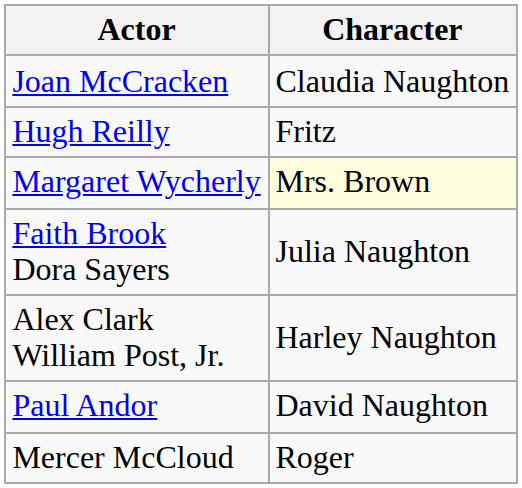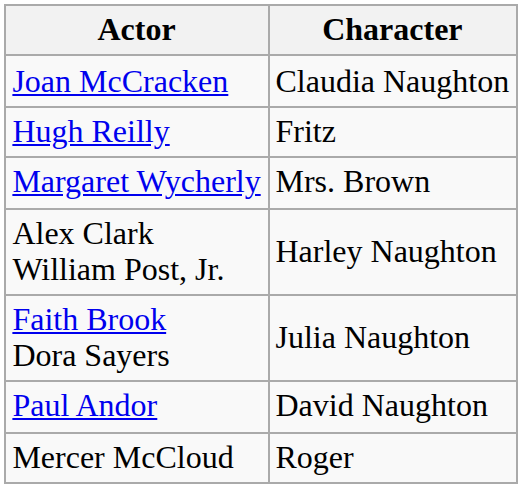(353, 182) lightyellow background -> (353, 182) no background
rows swapped: (91, 250) <-> (118, 337)
